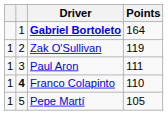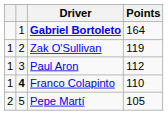(135, 66) 111 -> (135, 66) 112
(10, 101) 1 -> (10, 101) 2
